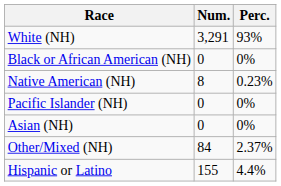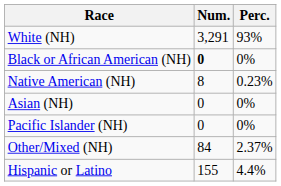(201, 59) normal -> (201, 59) bold
rows swapped: (40, 125) <-> (68, 103)
